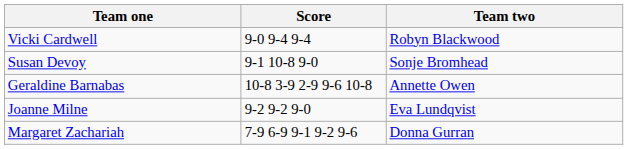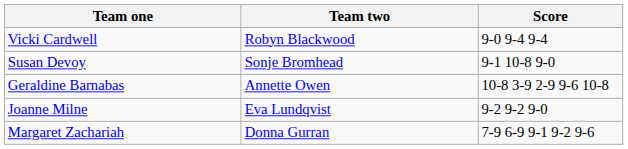columns swapped: (504, 16) <-> (314, 16)
